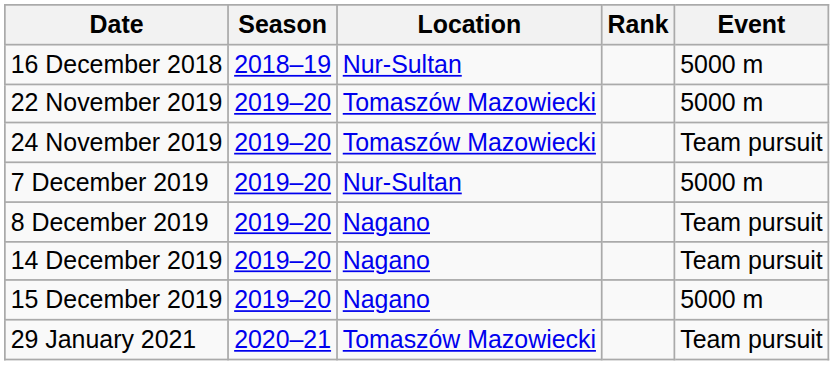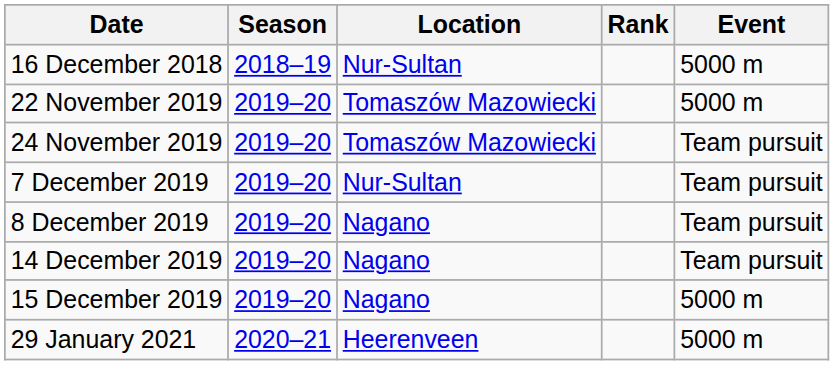(722, 182) 5000 m -> (751, 182) Team pursuit
(469, 340) Tomaszów Mazowiecki -> (411, 340) Heerenveen
(751, 340) Team pursuit -> (722, 340) 5000 m
